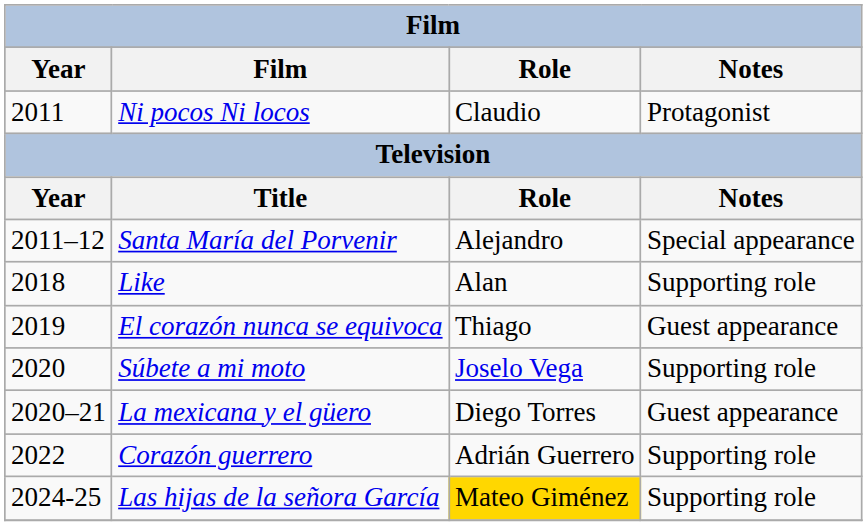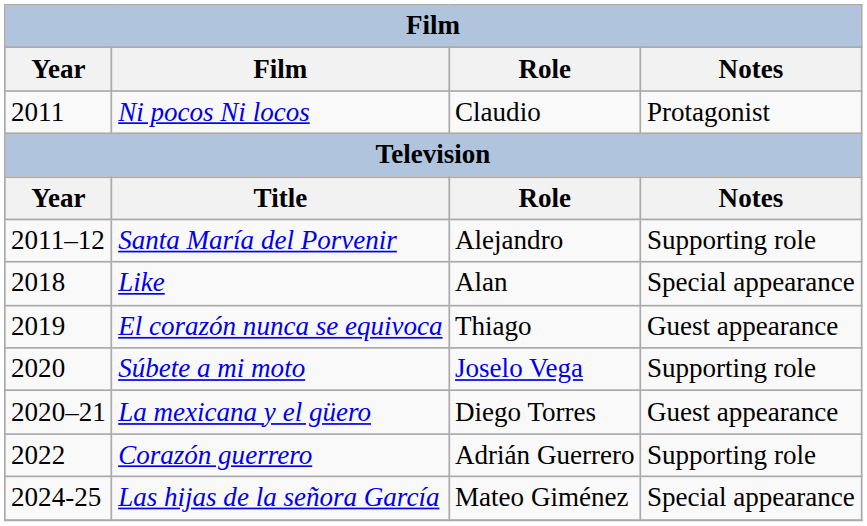(751, 240) Special appearance -> (731, 240) Supporting role
(731, 283) Supporting role -> (751, 283) Special appearance
(542, 497) gold background -> (542, 497) no background
(731, 497) Supporting role -> (751, 497) Special appearance
